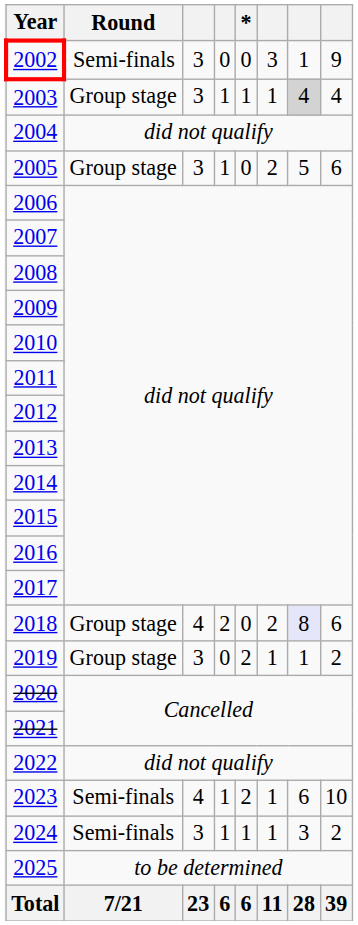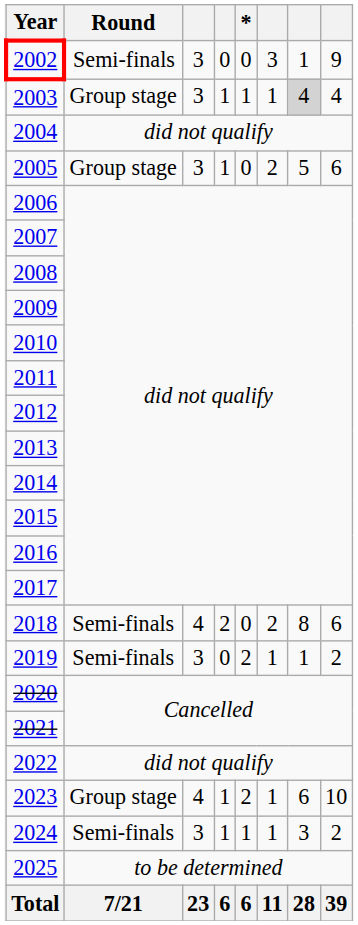(123, 622) Group stage -> (123, 622) Semi-finals
(304, 622) lavender background -> (304, 622) no background
(123, 657) Group stage -> (123, 657) Semi-finals
(123, 797) Semi-finals -> (123, 797) Group stage
